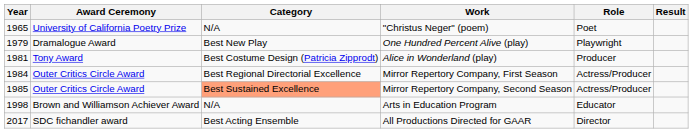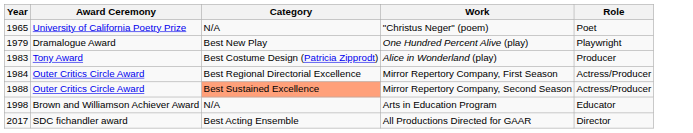- column: (671, 12)
(17, 58) 1981 -> (17, 58) 1983
(17, 89) 1985 -> (17, 89) 1988
